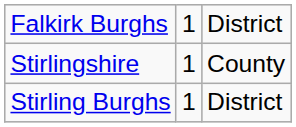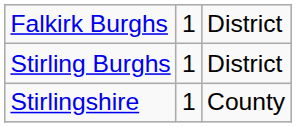rows swapped: (91, 102) <-> (75, 63)
